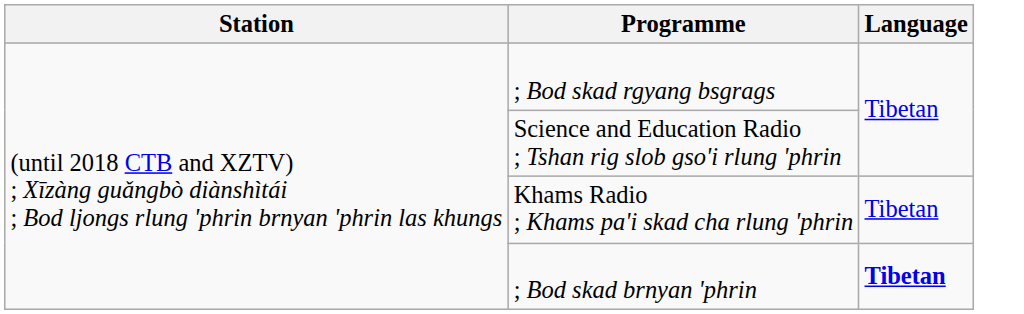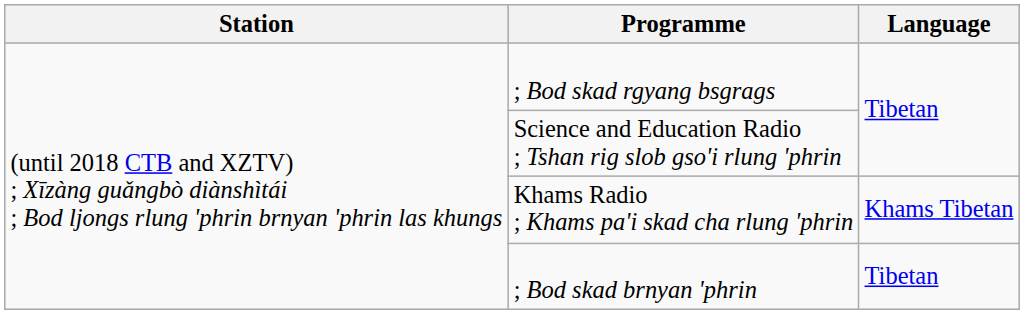(901, 209) Tibetan -> (939, 209) Khams Tibetan
(905, 275) bold -> (901, 275) normal
